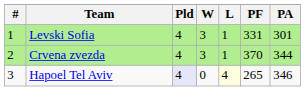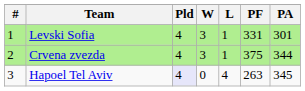(253, 55) 370 -> (253, 55) 375
(225, 75) lightyellow background -> (225, 75) no background
(253, 75) 265 -> (253, 75) 263
(283, 75) 346 -> (283, 75) 345
